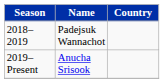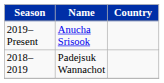rows swapped: (20, 35) <-> (22, 64)
